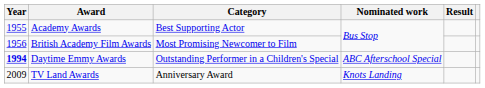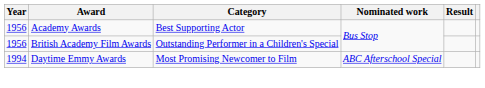(17, 28) 1955 -> (17, 28) 1956
(226, 43) Most Promising Newcomer to Film -> (247, 43) Outstanding Performer in a Children's Special
(17, 59) bold -> (17, 59) normal
(247, 59) Outstanding Performer in a Children's Special -> (226, 59) Most Promising Newcomer to Film
- row: (65, 75)
